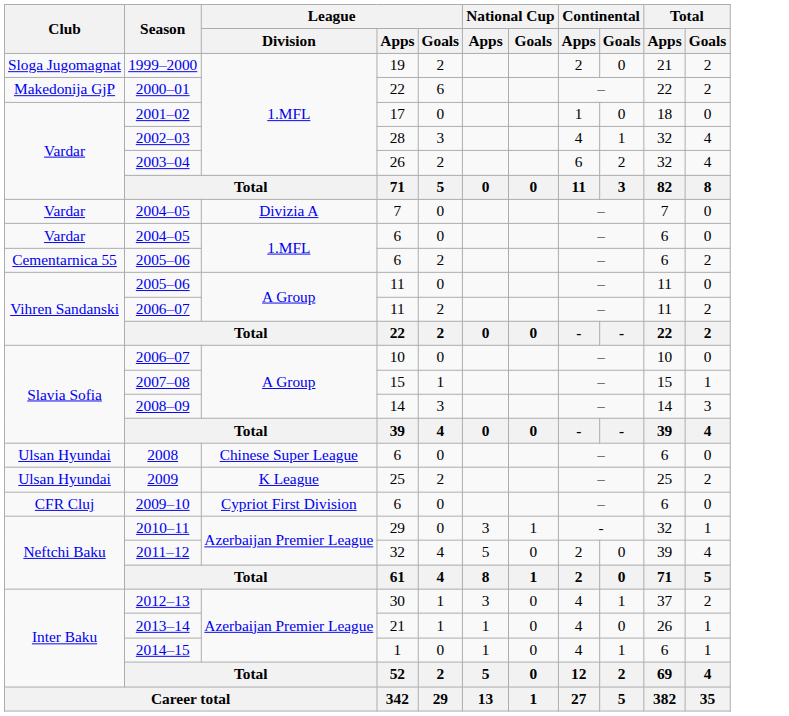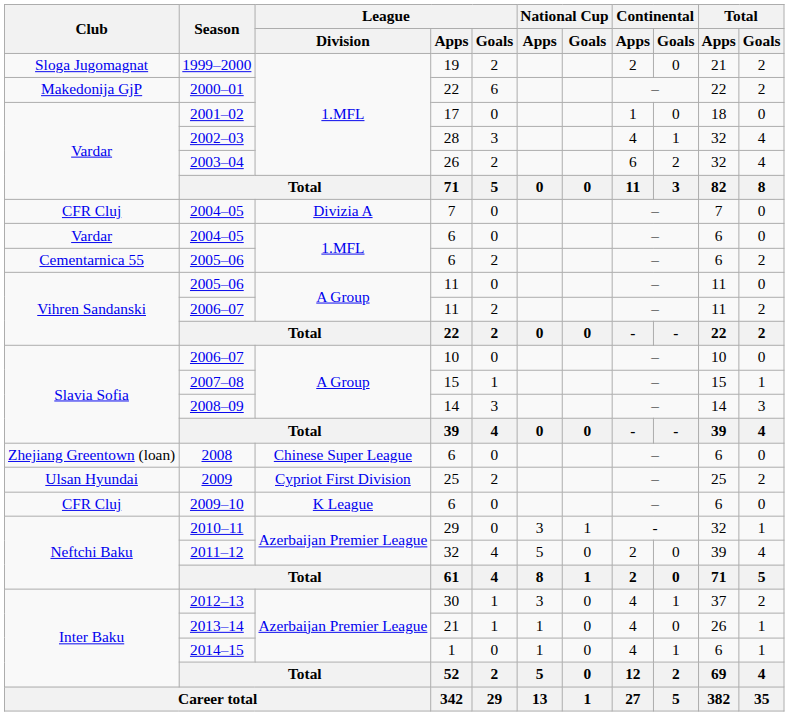(65, 211) Vardar -> (92, 211) CFR Cluj
(65, 455) Ulsan Hyundai -> (92, 455) Zhejiang Greentown (loan)
(289, 479) K League -> (343, 479) Cypriot First Division
(289, 503) Cypriot First Division -> (343, 503) K League
